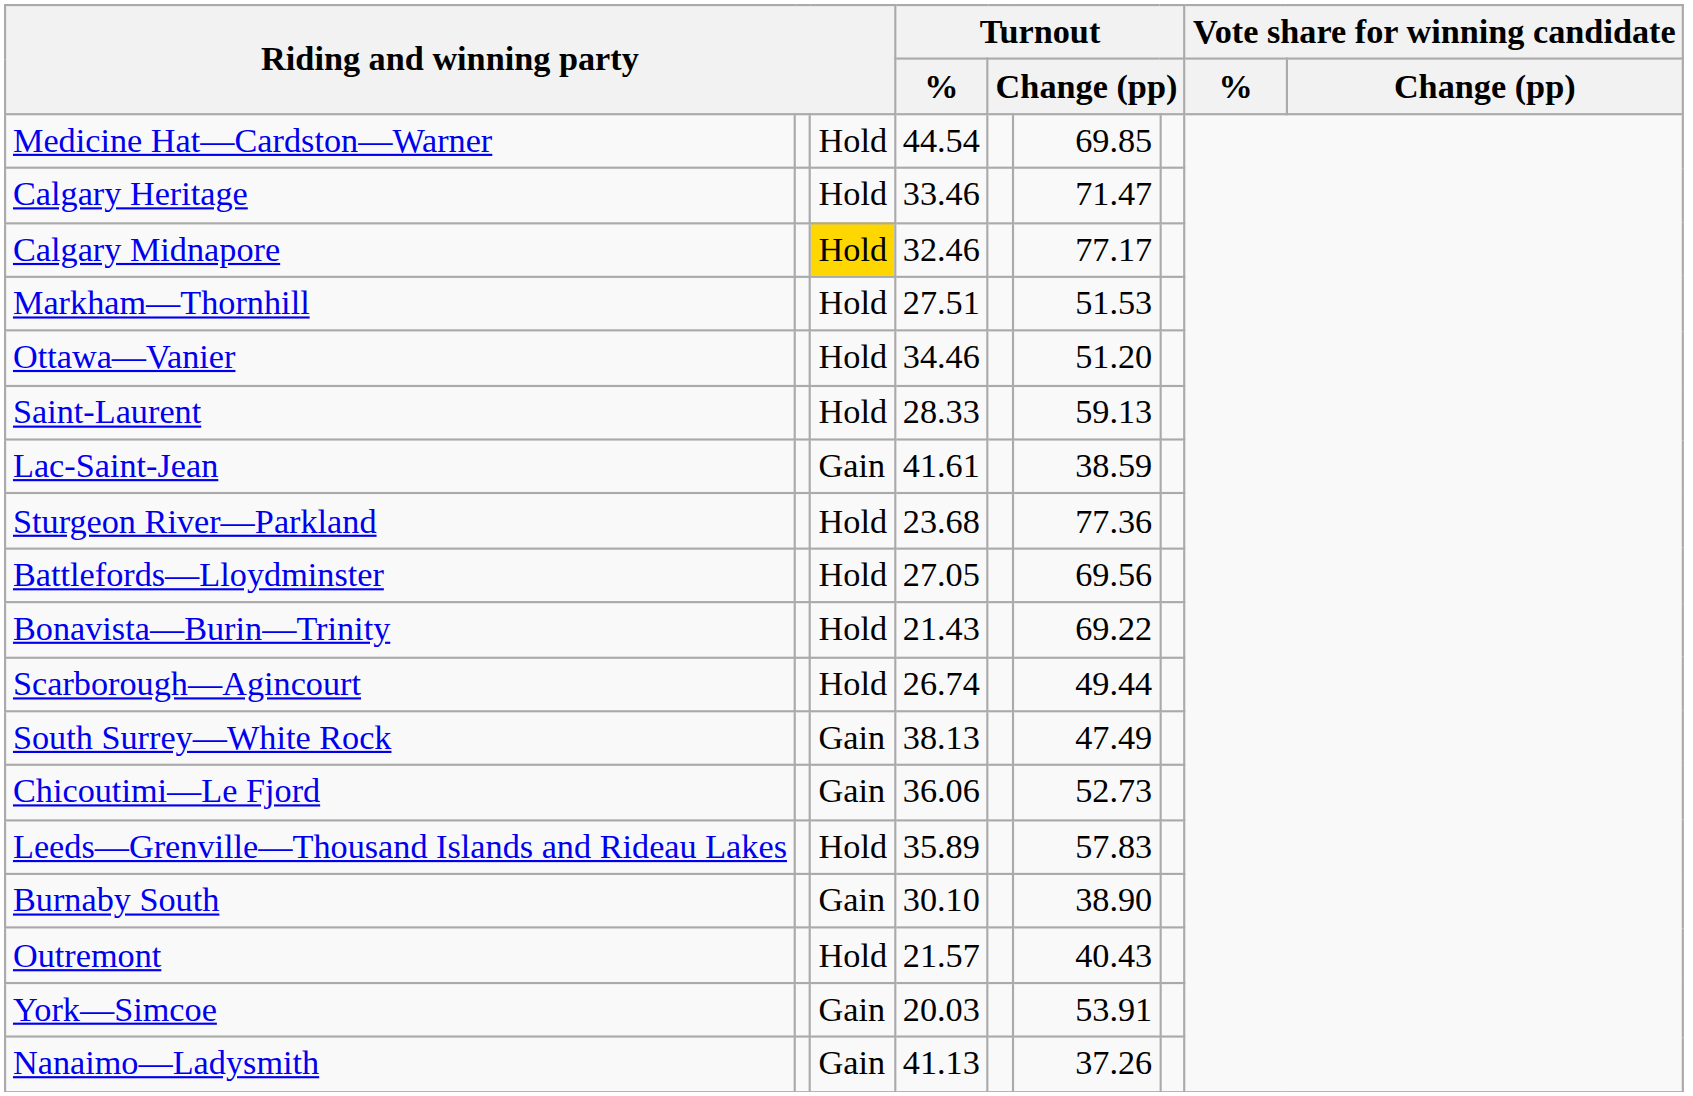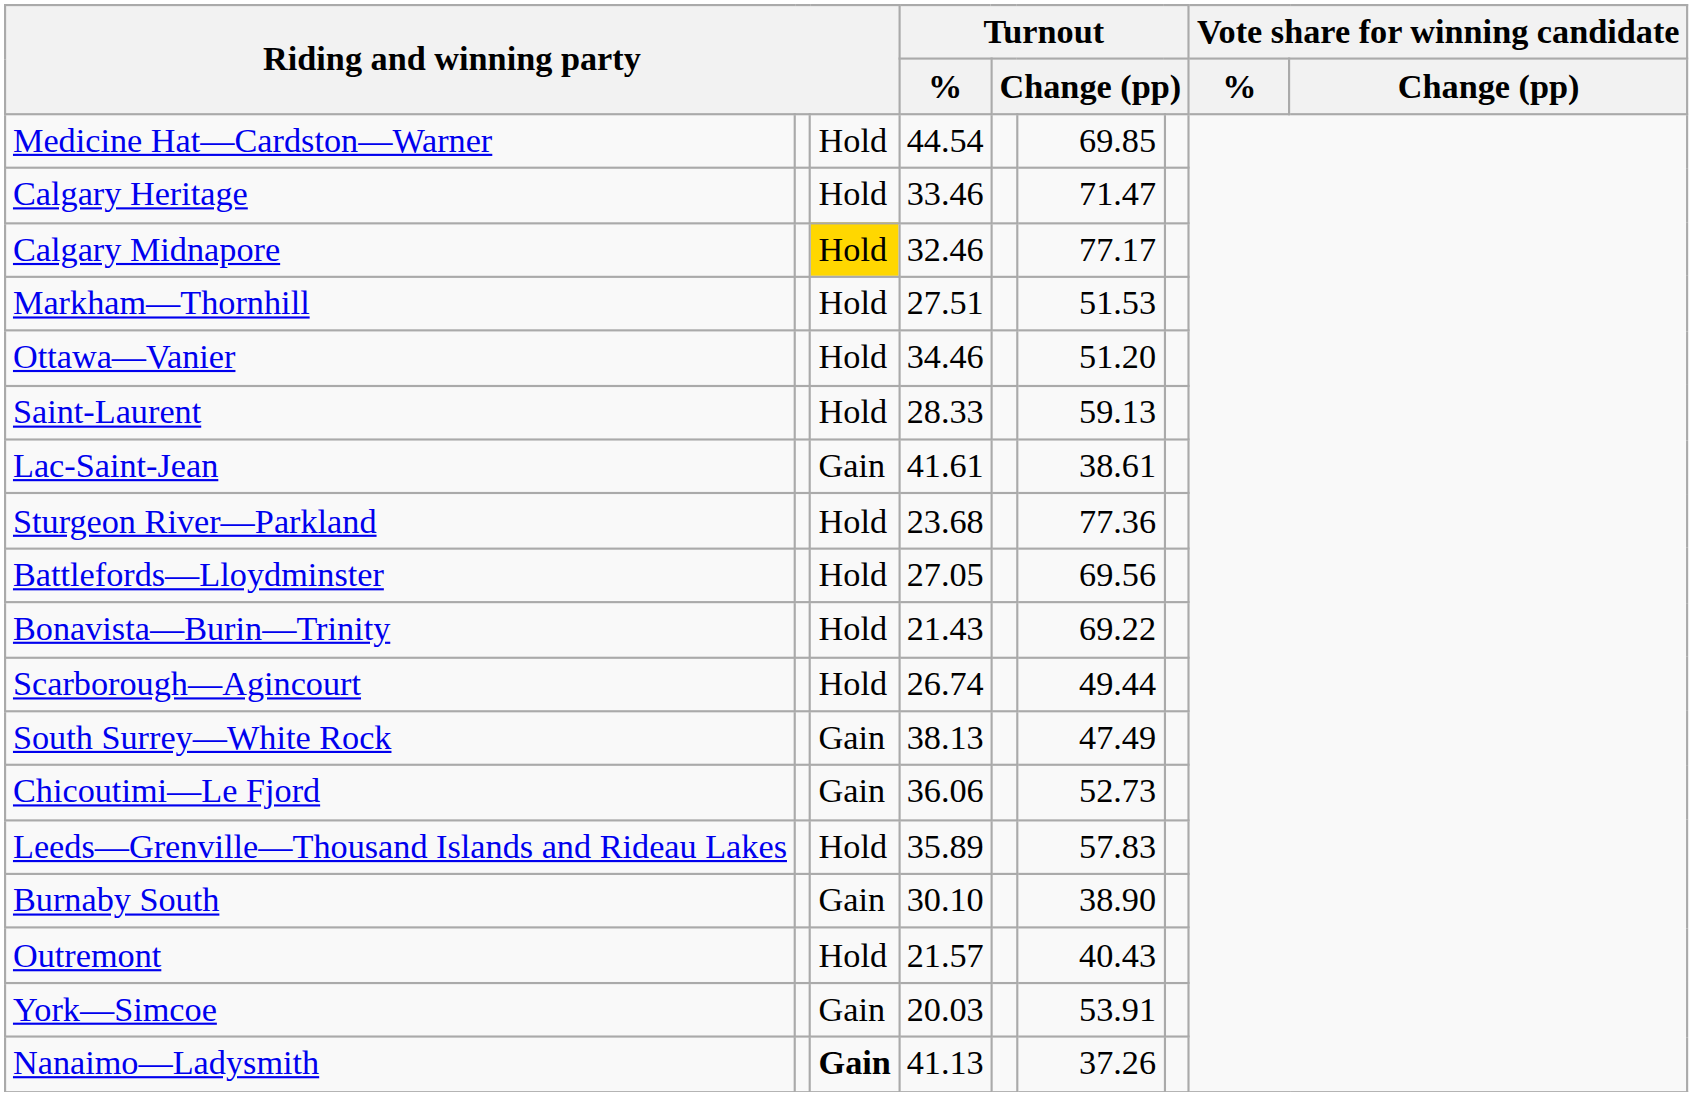(1114, 466) 38.59 -> (1118, 466) 38.61
(852, 1063) normal -> (855, 1063) bold
